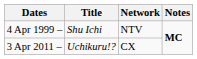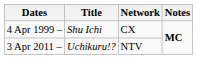(131, 29) NTV -> (128, 29) CX
(128, 46) CX -> (131, 46) NTV
